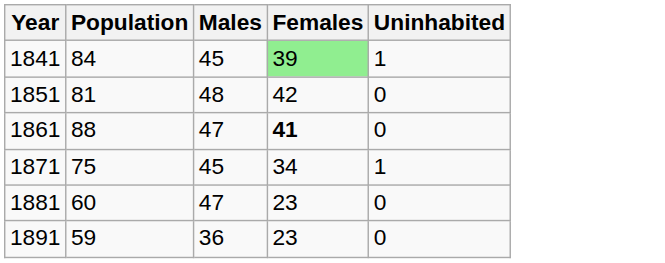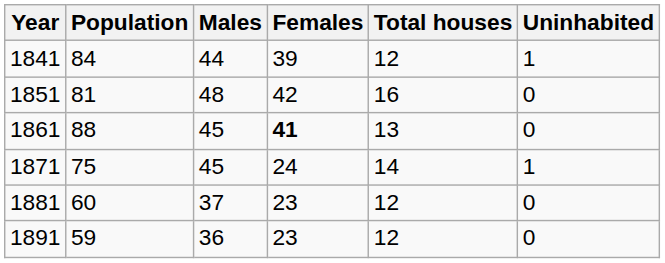+ column: (443, 22)
(211, 58) 45 -> (211, 58) 44
(285, 58) lightgreen background -> (285, 58) no background
(211, 130) 47 -> (211, 130) 45
(285, 166) 34 -> (285, 166) 24
(211, 202) 47 -> (211, 202) 37
